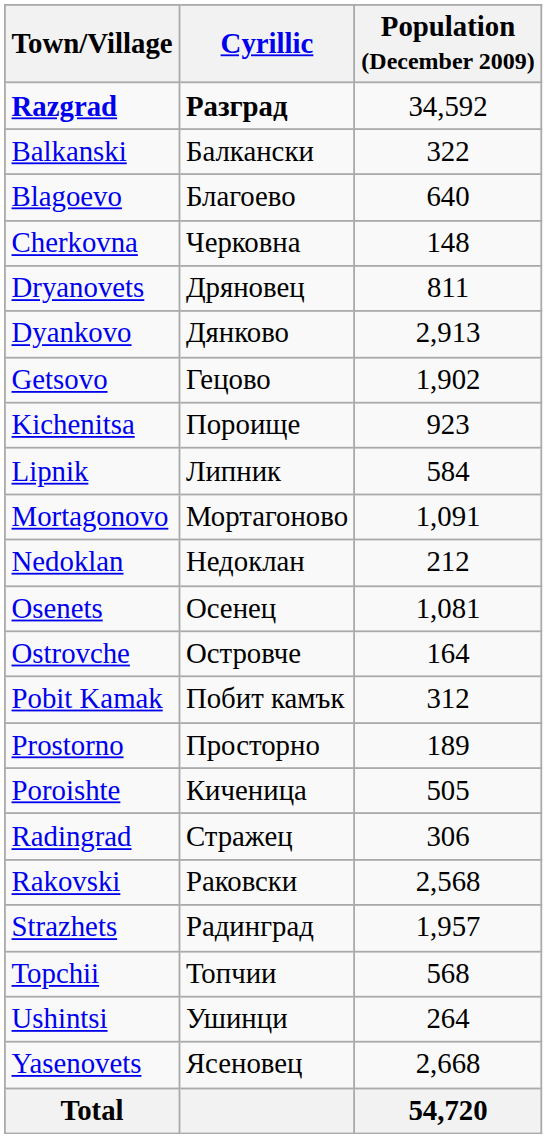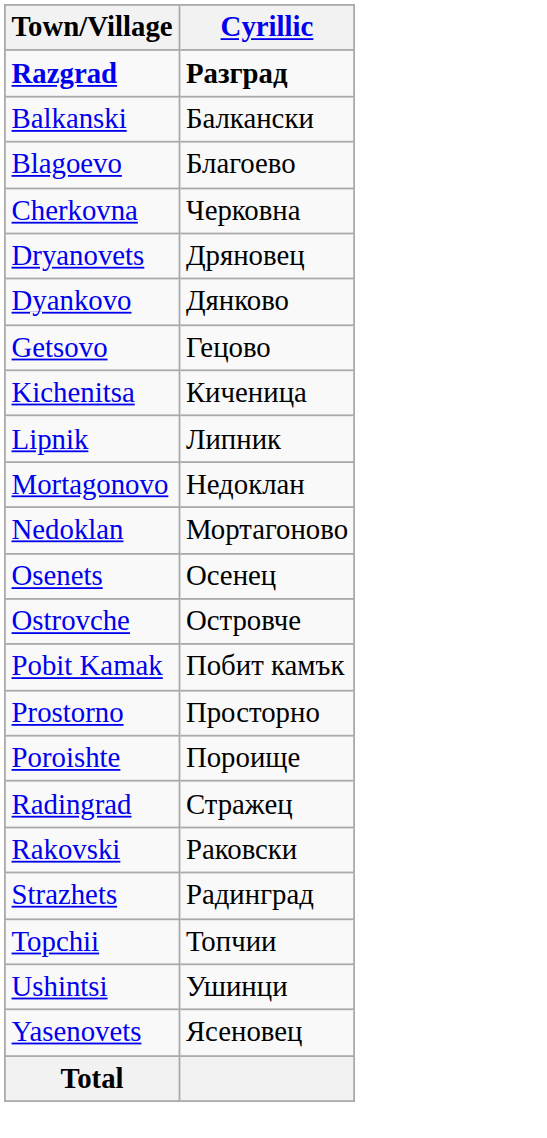- column: (448, 43)
(243, 425) Пороище -> (246, 392) Киченица
(267, 516) Мортагоново -> (245, 484) Недоклан
(245, 562) Недоклан -> (267, 529) Мортагоново
(246, 790) Киченица -> (243, 758) Пороище
